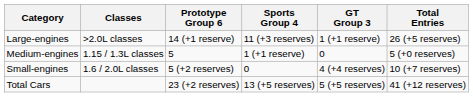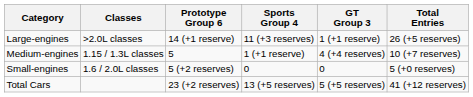(322, 54) 0 -> (352, 54) 4 (+4 reserves)
(422, 54) 5 (+0 reserves) -> (425, 54) 10 (+7 reserves)
(352, 69) 4 (+4 reserves) -> (322, 69) 0
(425, 69) 10 (+7 reserves) -> (422, 69) 5 (+0 reserves)
